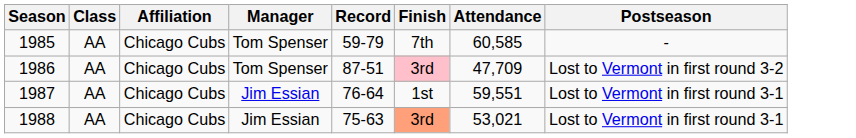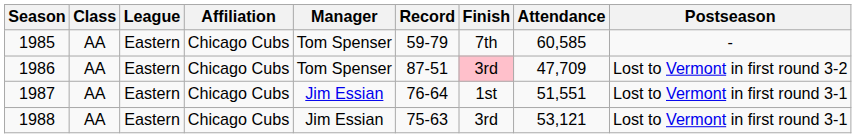+ column: (152, 17)
(498, 94) 59,551 -> (562, 94) 51,551
(422, 119) lightsalmon background -> (486, 119) no background
(498, 119) 53,021 -> (562, 119) 53,121
